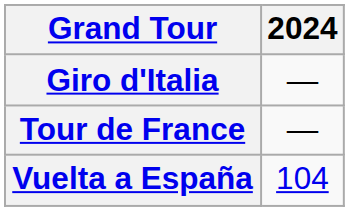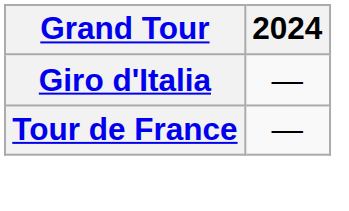- row: (133, 179)
